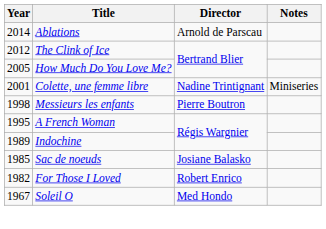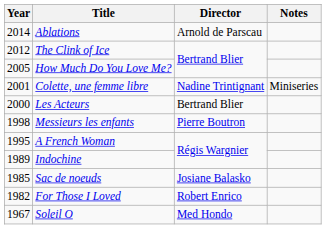+ row: (62, 104)
